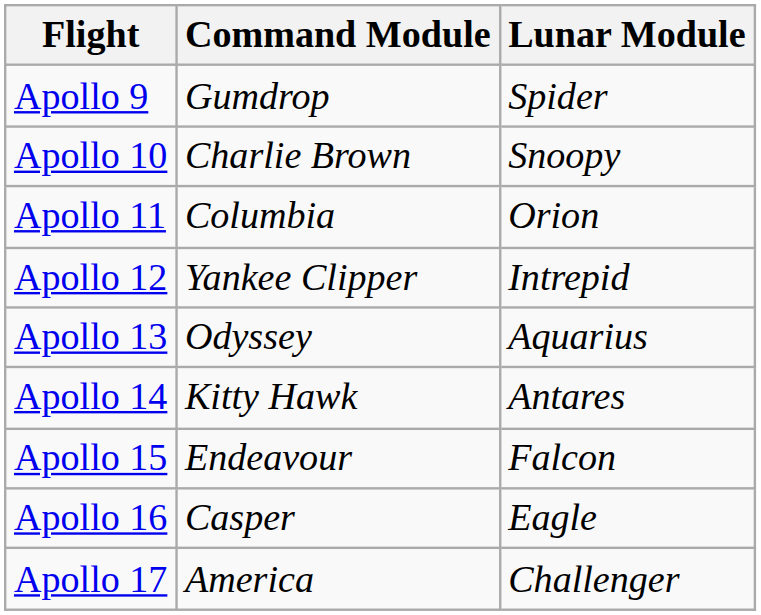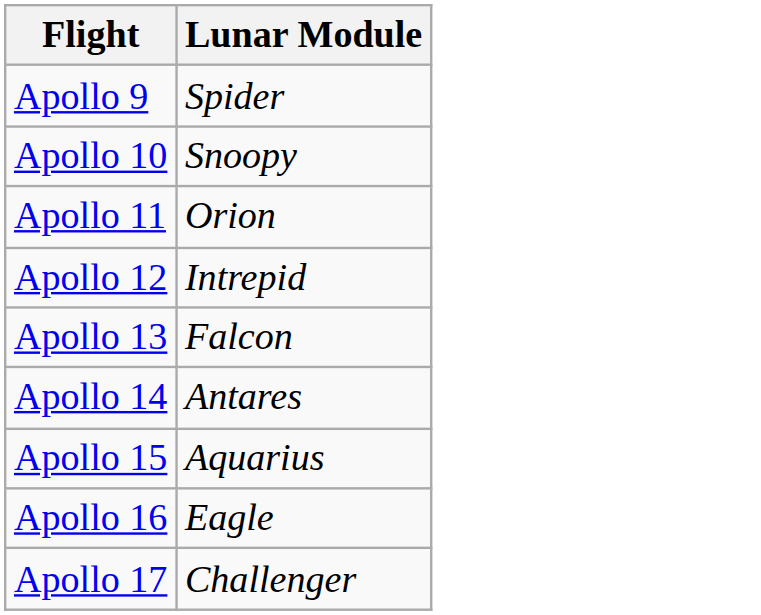- column: (338, 34)
(578, 336) Aquarius -> (239, 336) Falcon
(562, 457) Falcon -> (255, 457) Aquarius
